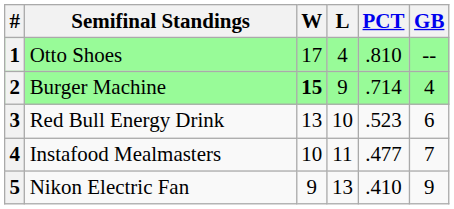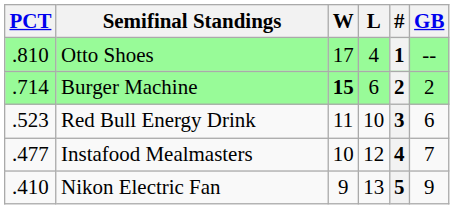columns swapped: (15, 21) <-> (383, 21)
(342, 87) 9 -> (374, 87) 6
(429, 87) 4 -> (429, 87) 2
(312, 120) 13 -> (343, 120) 11
(342, 154) 11 -> (374, 154) 12
